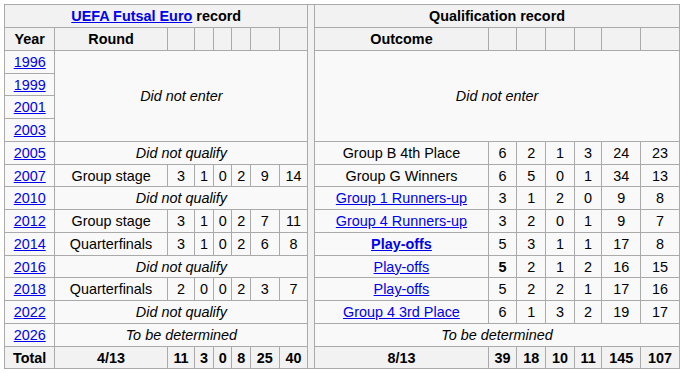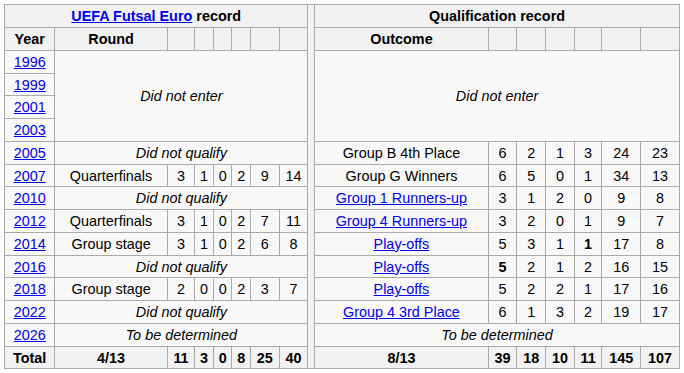(111, 176) Group stage -> (111, 176) Quarterfinals
(111, 221) Group stage -> (111, 221) Quarterfinals
(111, 244) Quarterfinals -> (111, 244) Group stage
(401, 244) bold -> (401, 244) normal
(588, 244) normal -> (588, 244) bold
(111, 289) Quarterfinals -> (111, 289) Group stage
